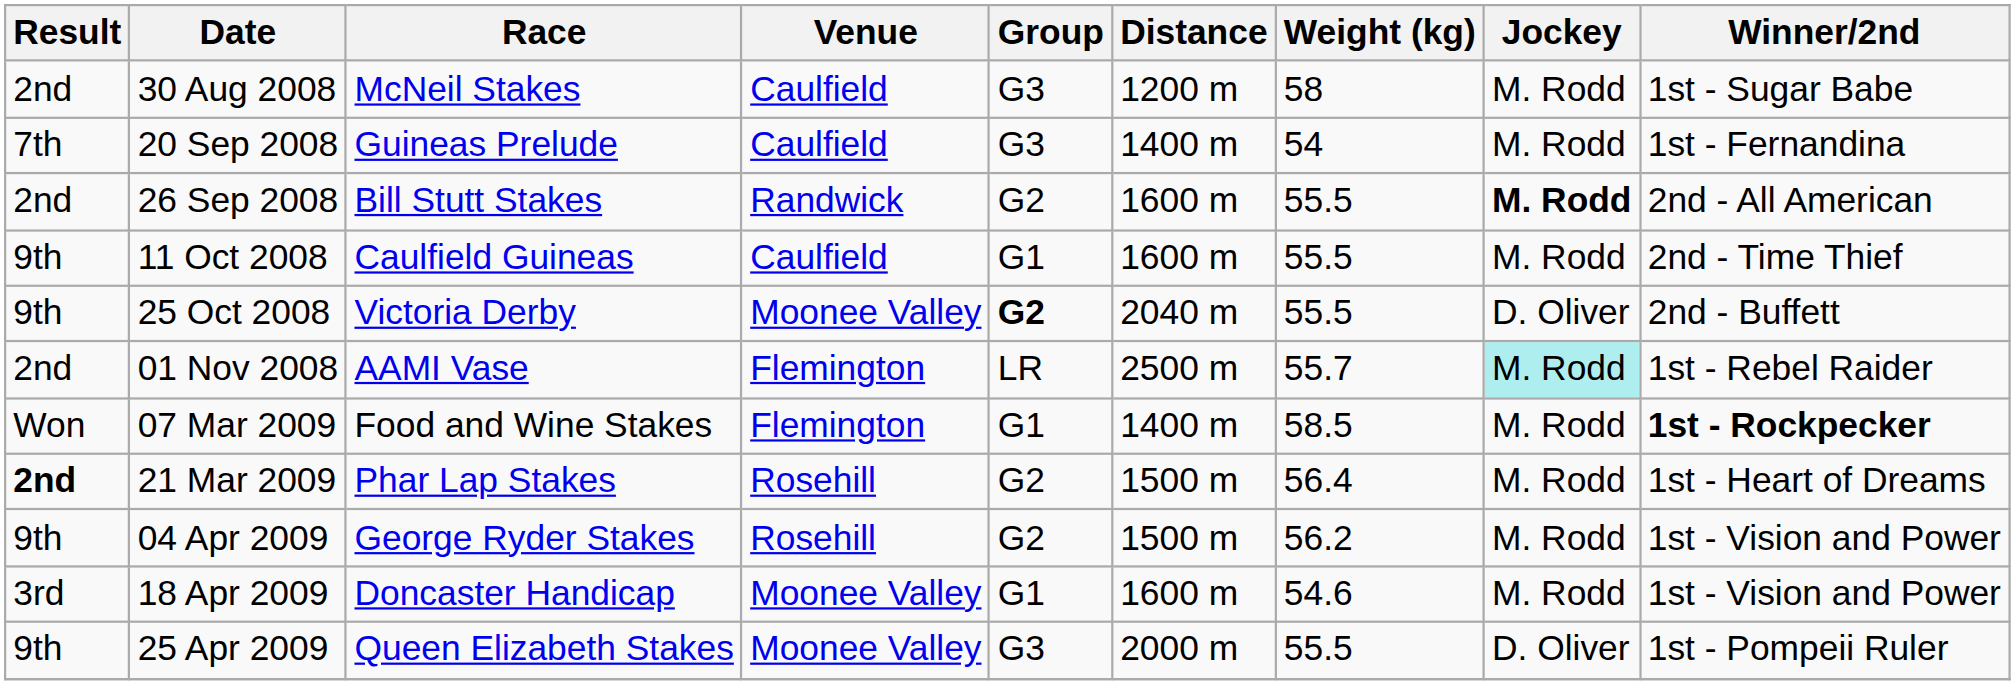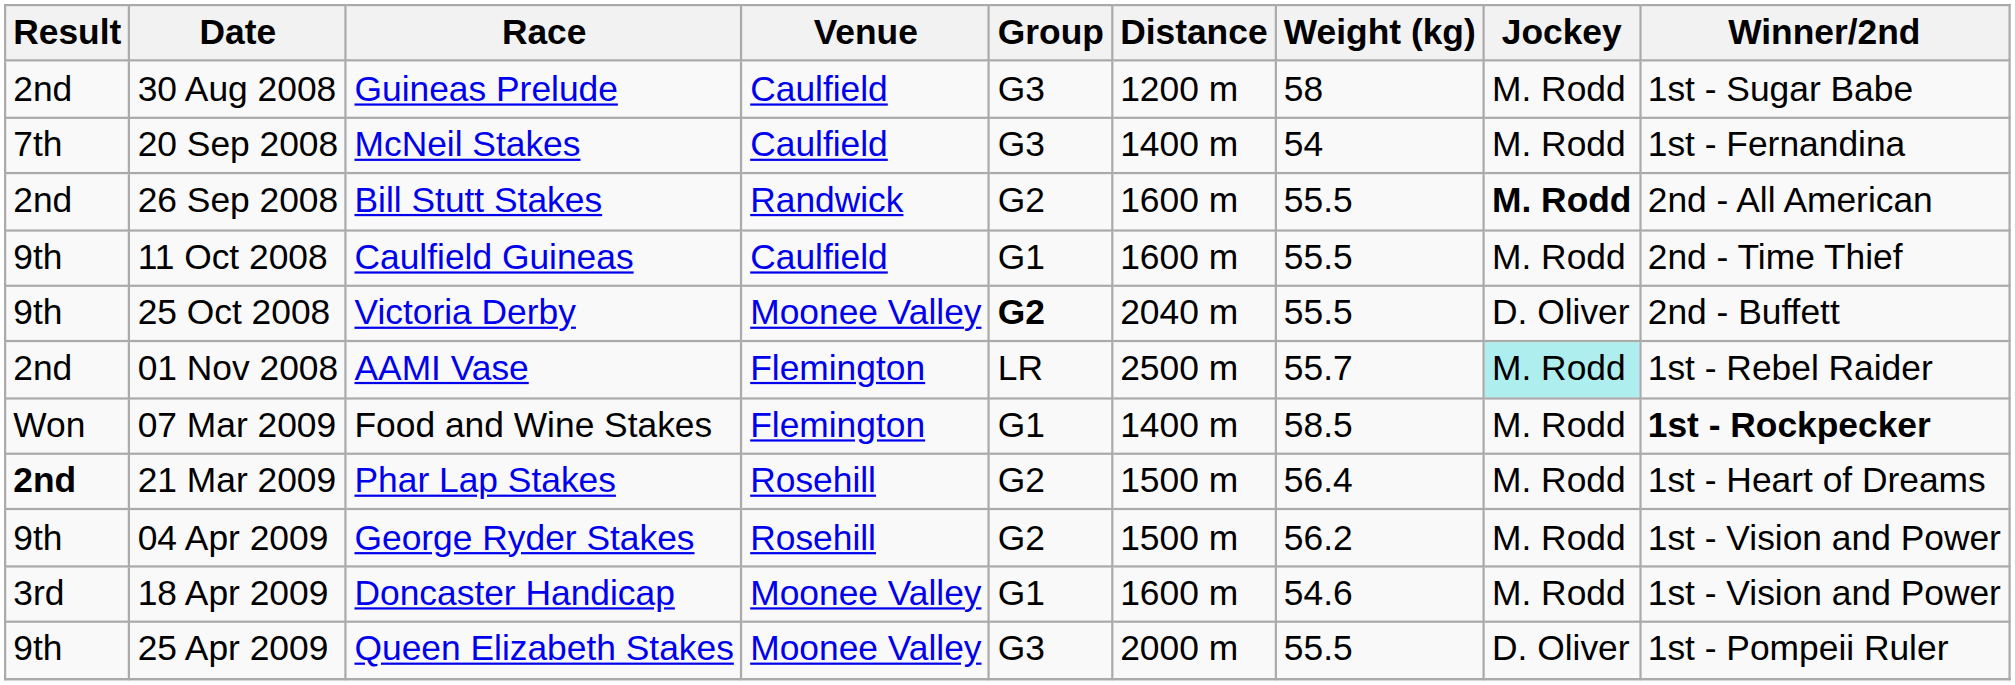(467, 88) McNeil Stakes -> (486, 88) Guineas Prelude
(486, 144) Guineas Prelude -> (467, 144) McNeil Stakes
